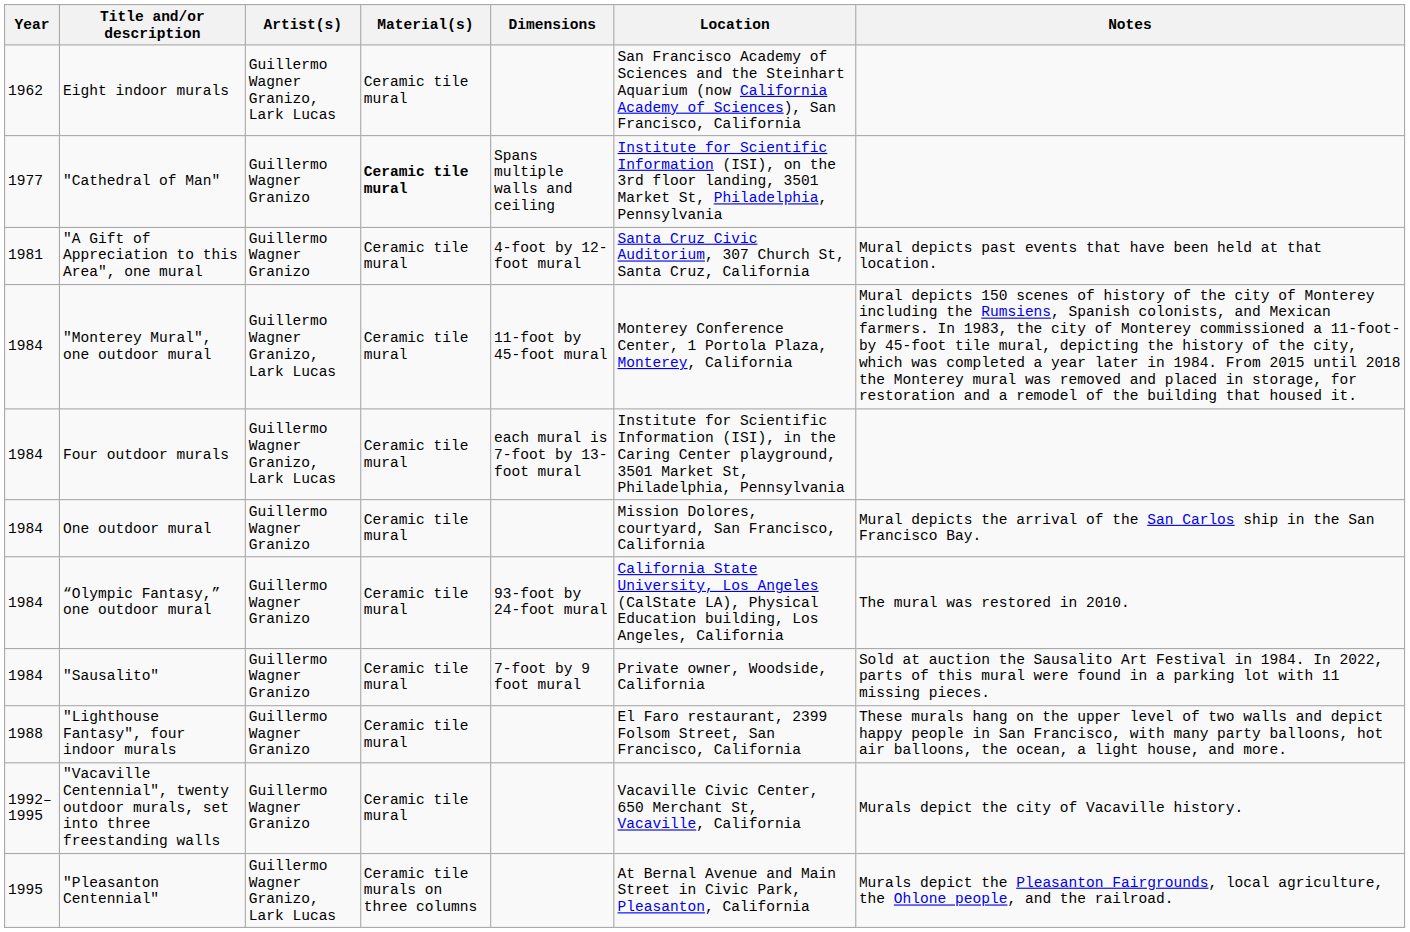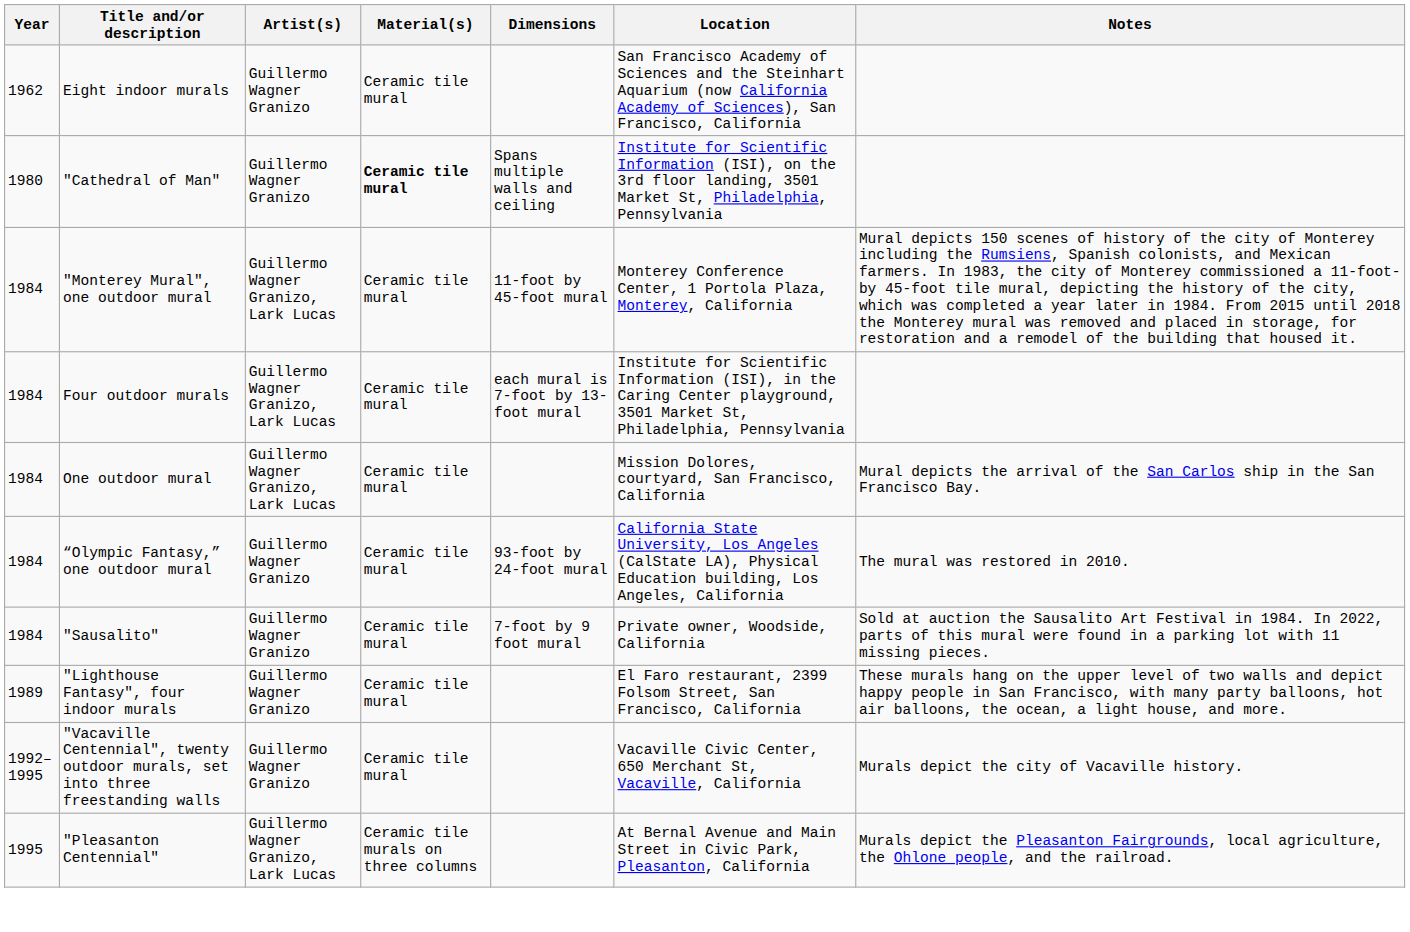(292, 91) Guillermo Wagner Granizo, Lark Lucas -> (288, 91) Guillermo Wagner Granizo
(26, 181) 1977 -> (26, 181) 1980
- row: (150, 256)
(288, 528) Guillermo Wagner Granizo -> (292, 479) Guillermo Wagner Granizo, Lark Lucas
(26, 734) 1988 -> (26, 693) 1989
